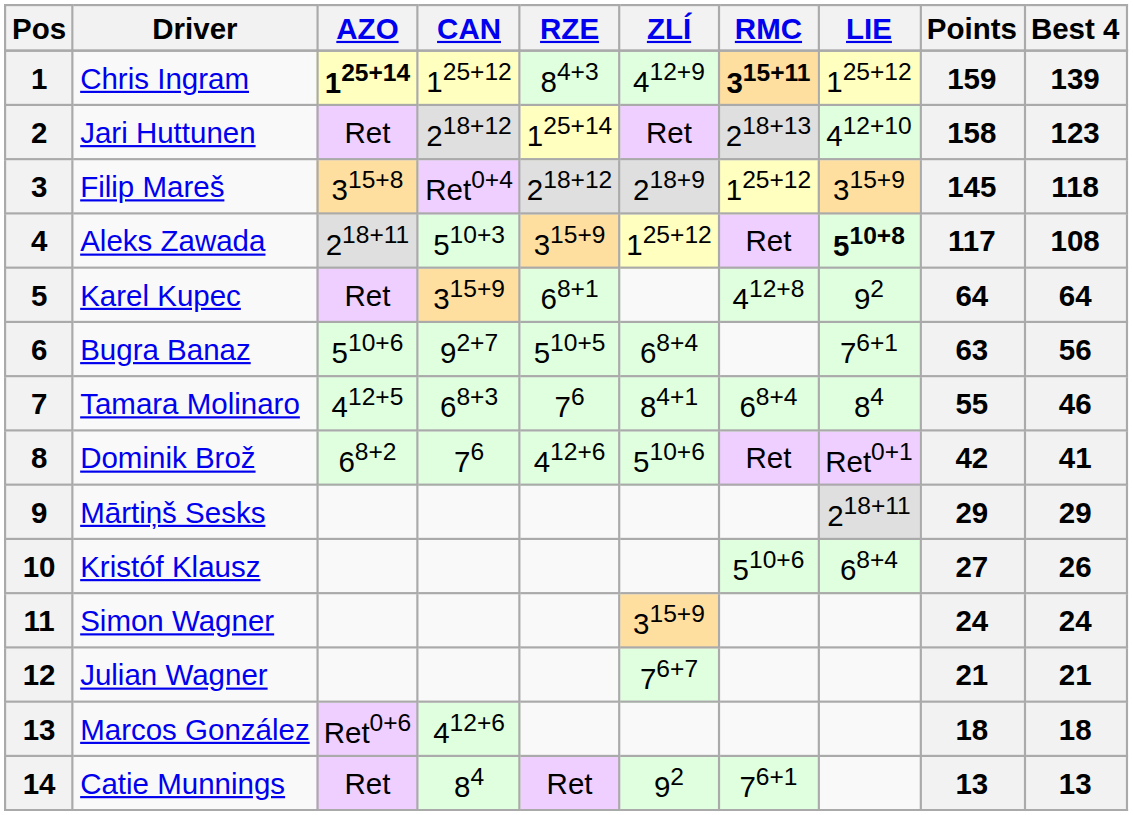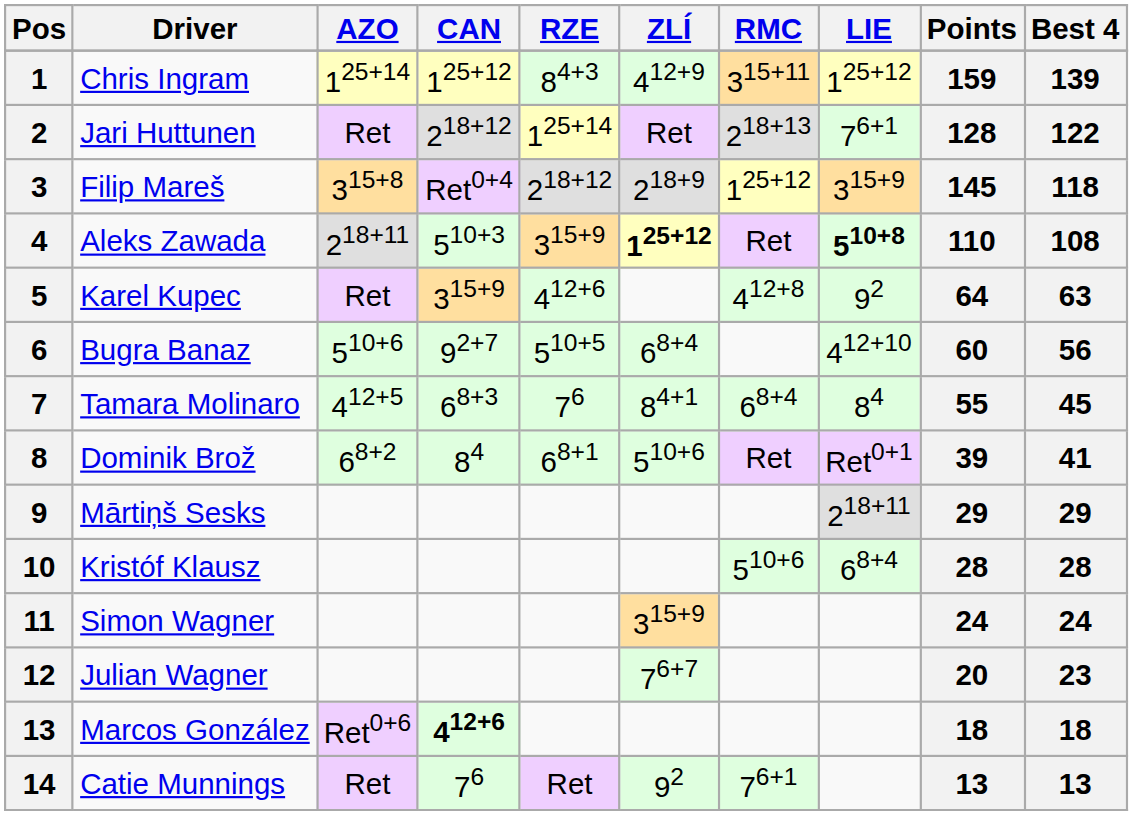(367, 78) bold -> (367, 78) normal
(768, 78) bold -> (768, 78) normal
(869, 132) 412+10 -> (869, 132) 76+1
(972, 132) 158 -> (972, 132) 128
(1075, 132) 123 -> (1075, 132) 122
(669, 241) normal -> (669, 241) bold
(972, 241) 117 -> (972, 241) 110
(570, 295) 68+1 -> (570, 295) 412+6
(1075, 295) 64 -> (1075, 295) 63
(869, 349) 76+1 -> (869, 349) 412+10
(972, 349) 63 -> (972, 349) 60
(1075, 403) 46 -> (1075, 403) 45
(469, 458) 76 -> (469, 458) 84
(570, 458) 412+6 -> (570, 458) 68+1
(972, 458) 42 -> (972, 458) 39
(972, 566) 27 -> (972, 566) 28
(1075, 566) 26 -> (1075, 566) 28
(972, 674) 21 -> (972, 674) 20
(1075, 674) 21 -> (1075, 674) 23
(469, 728) normal -> (469, 728) bold
(469, 783) 84 -> (469, 783) 76
